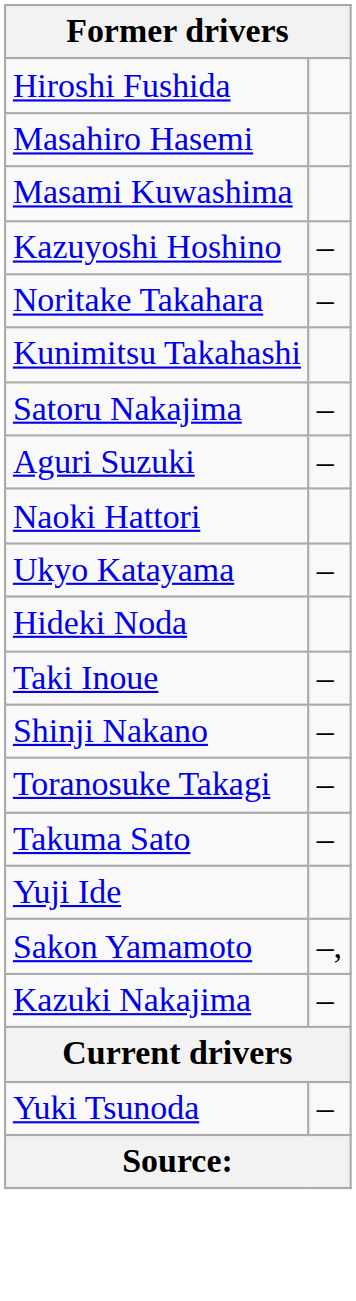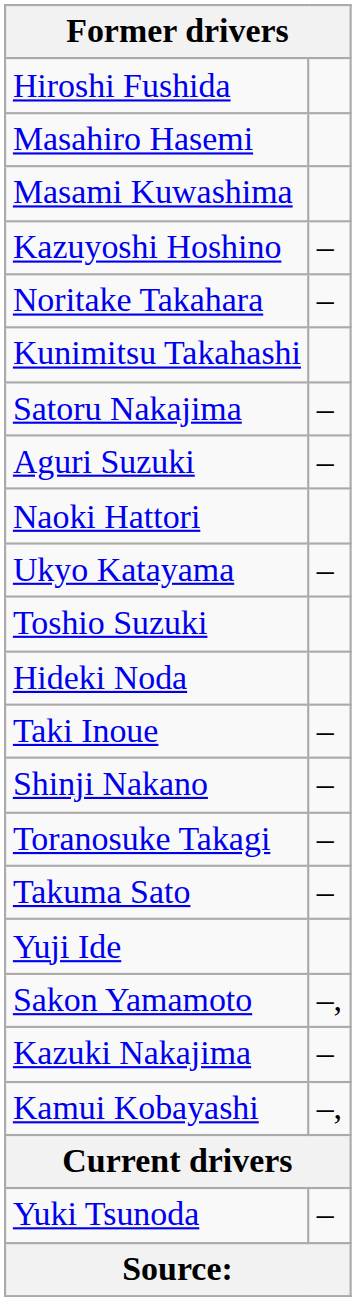+ row: (110, 623)
+ row: (136, 1107)
